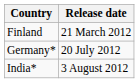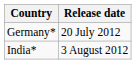- row: (25, 31)
